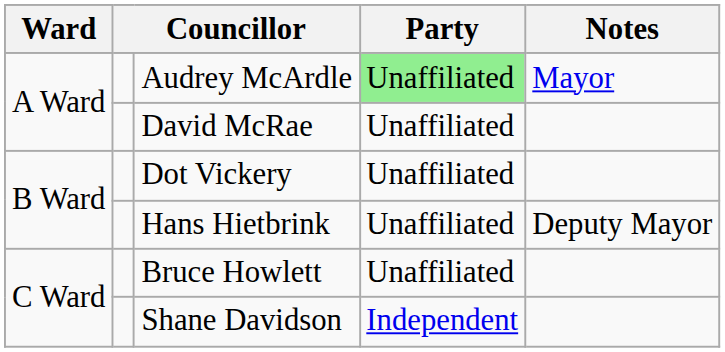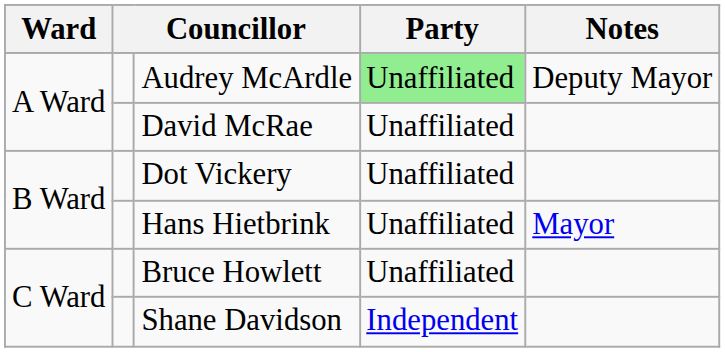(573, 77) Mayor -> (622, 77) Deputy Mayor
(622, 223) Deputy Mayor -> (573, 223) Mayor
